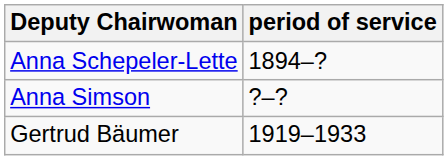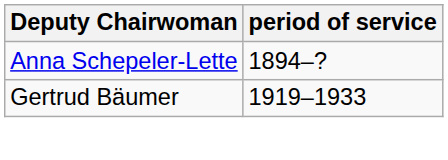- row: (80, 97)
